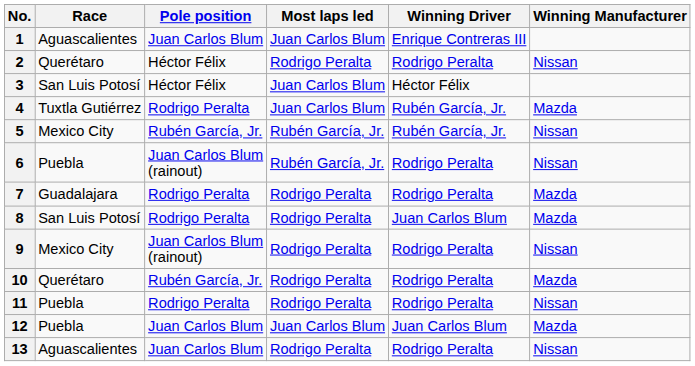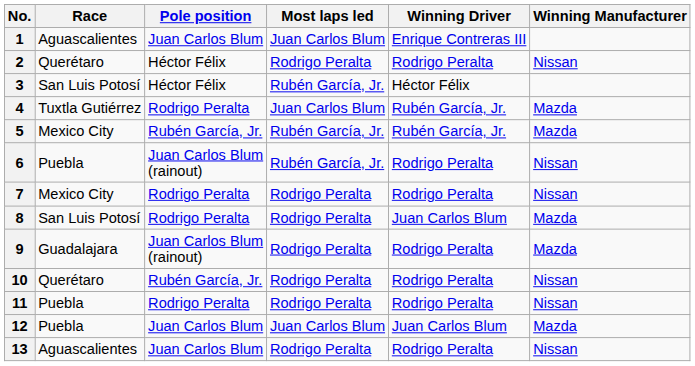(328, 86) Juan Carlos Blum -> (327, 86) Rubén García, Jr.
(555, 132) Nissan -> (555, 132) Mazda
(78, 194) Guadalajara -> (76, 194) Mexico City
(555, 194) Mazda -> (555, 194) Nissan
(76, 249) Mexico City -> (78, 249) Guadalajara
(555, 249) Nissan -> (555, 249) Mazda
(555, 280) Mazda -> (555, 280) Nissan
